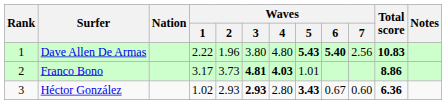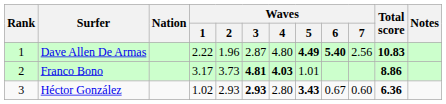(256, 52) 3.80 -> (256, 52) 2.87
(309, 52) 5.43 -> (309, 52) 4.49
